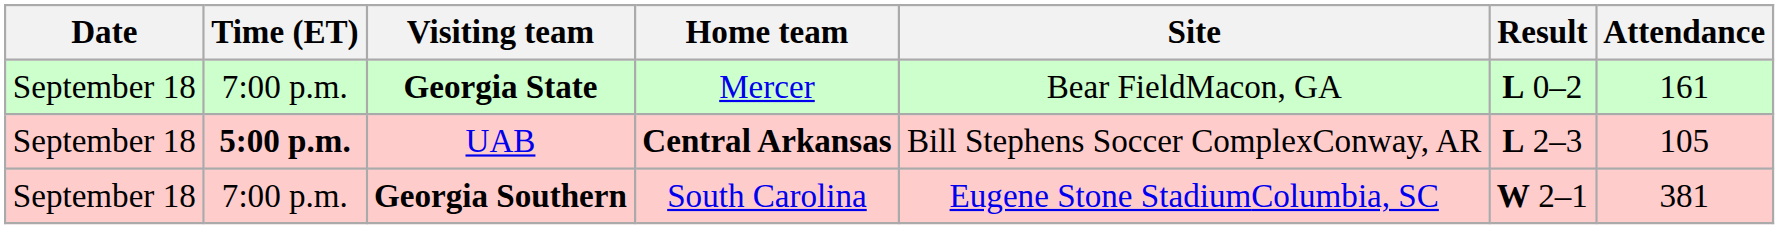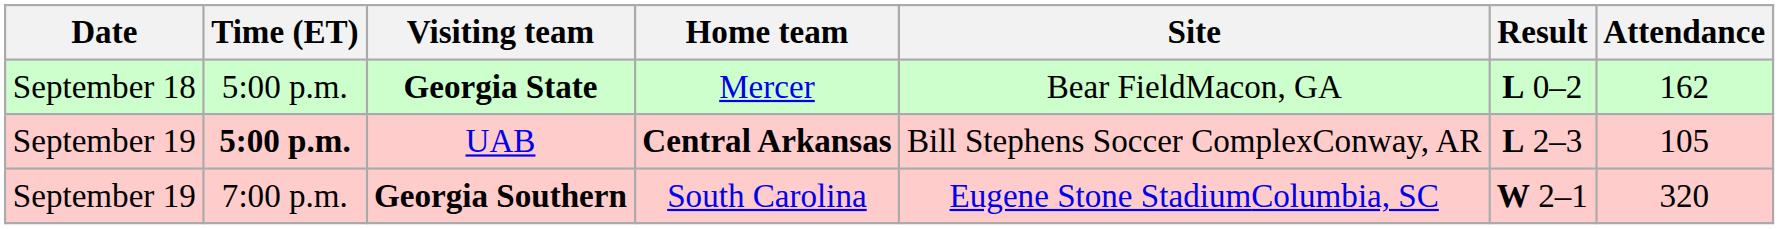(285, 86) 7:00 p.m. -> (285, 86) 5:00 p.m.
(1684, 86) 161 -> (1684, 86) 162
(104, 141) September 18 -> (104, 141) September 19
(104, 195) September 18 -> (104, 195) September 19
(1684, 195) 381 -> (1684, 195) 320
